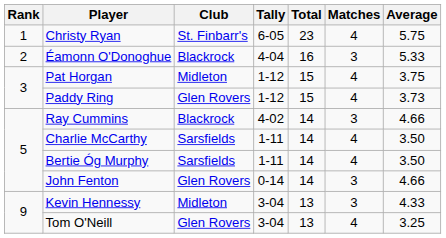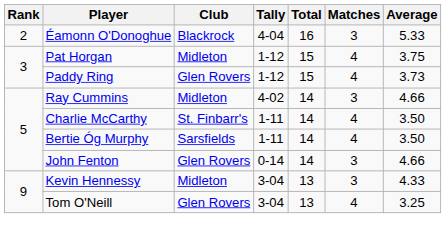- row: (83, 35)
(206, 118) Blackrock -> (202, 98) Midleton
(206, 139) Sarsfields -> (213, 118) St. Finbarr's
